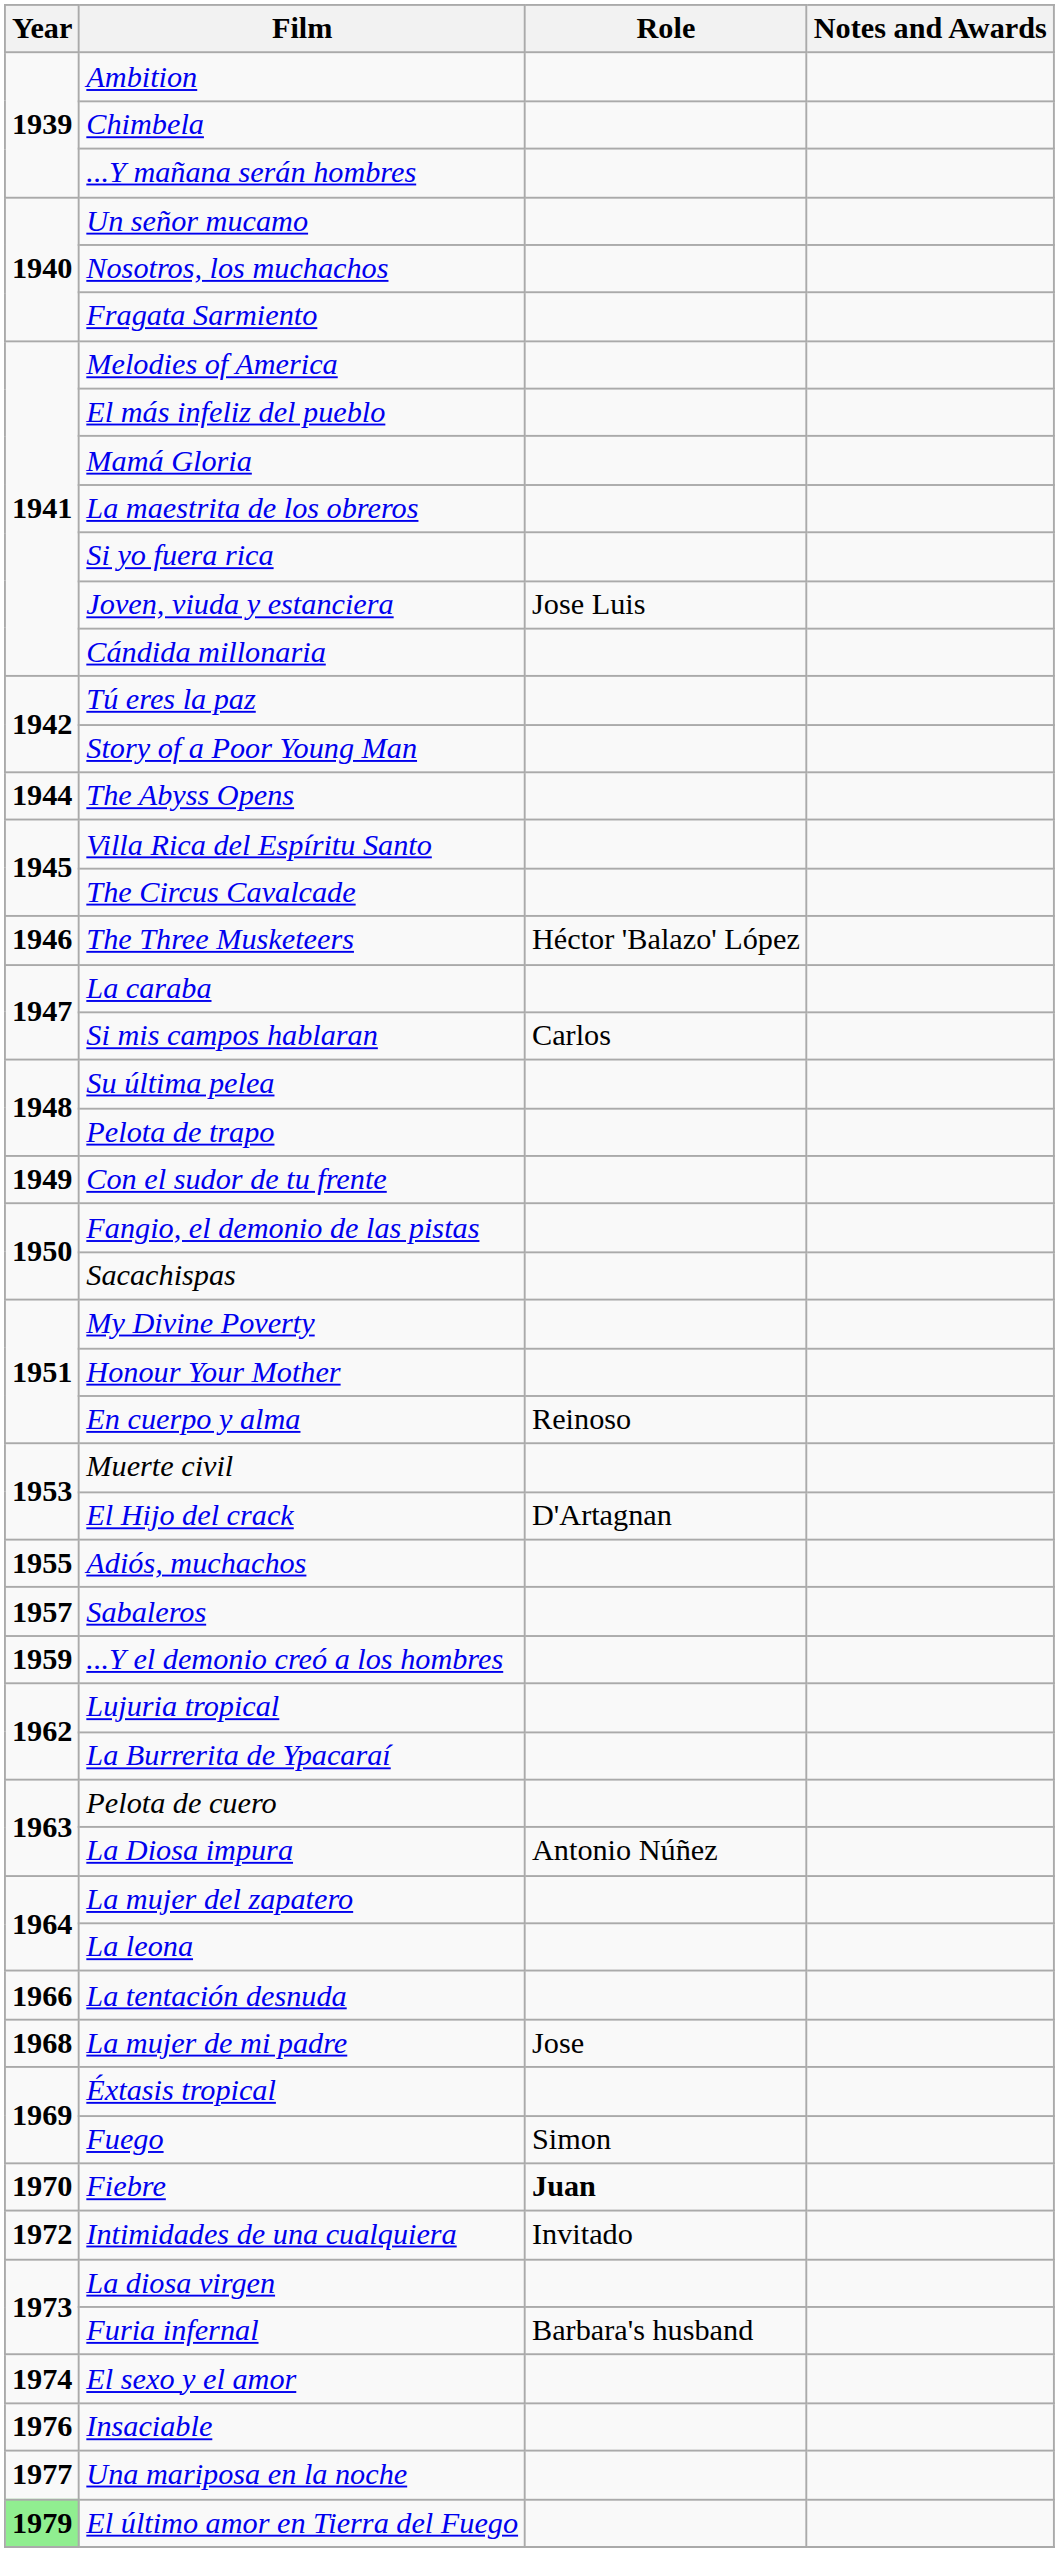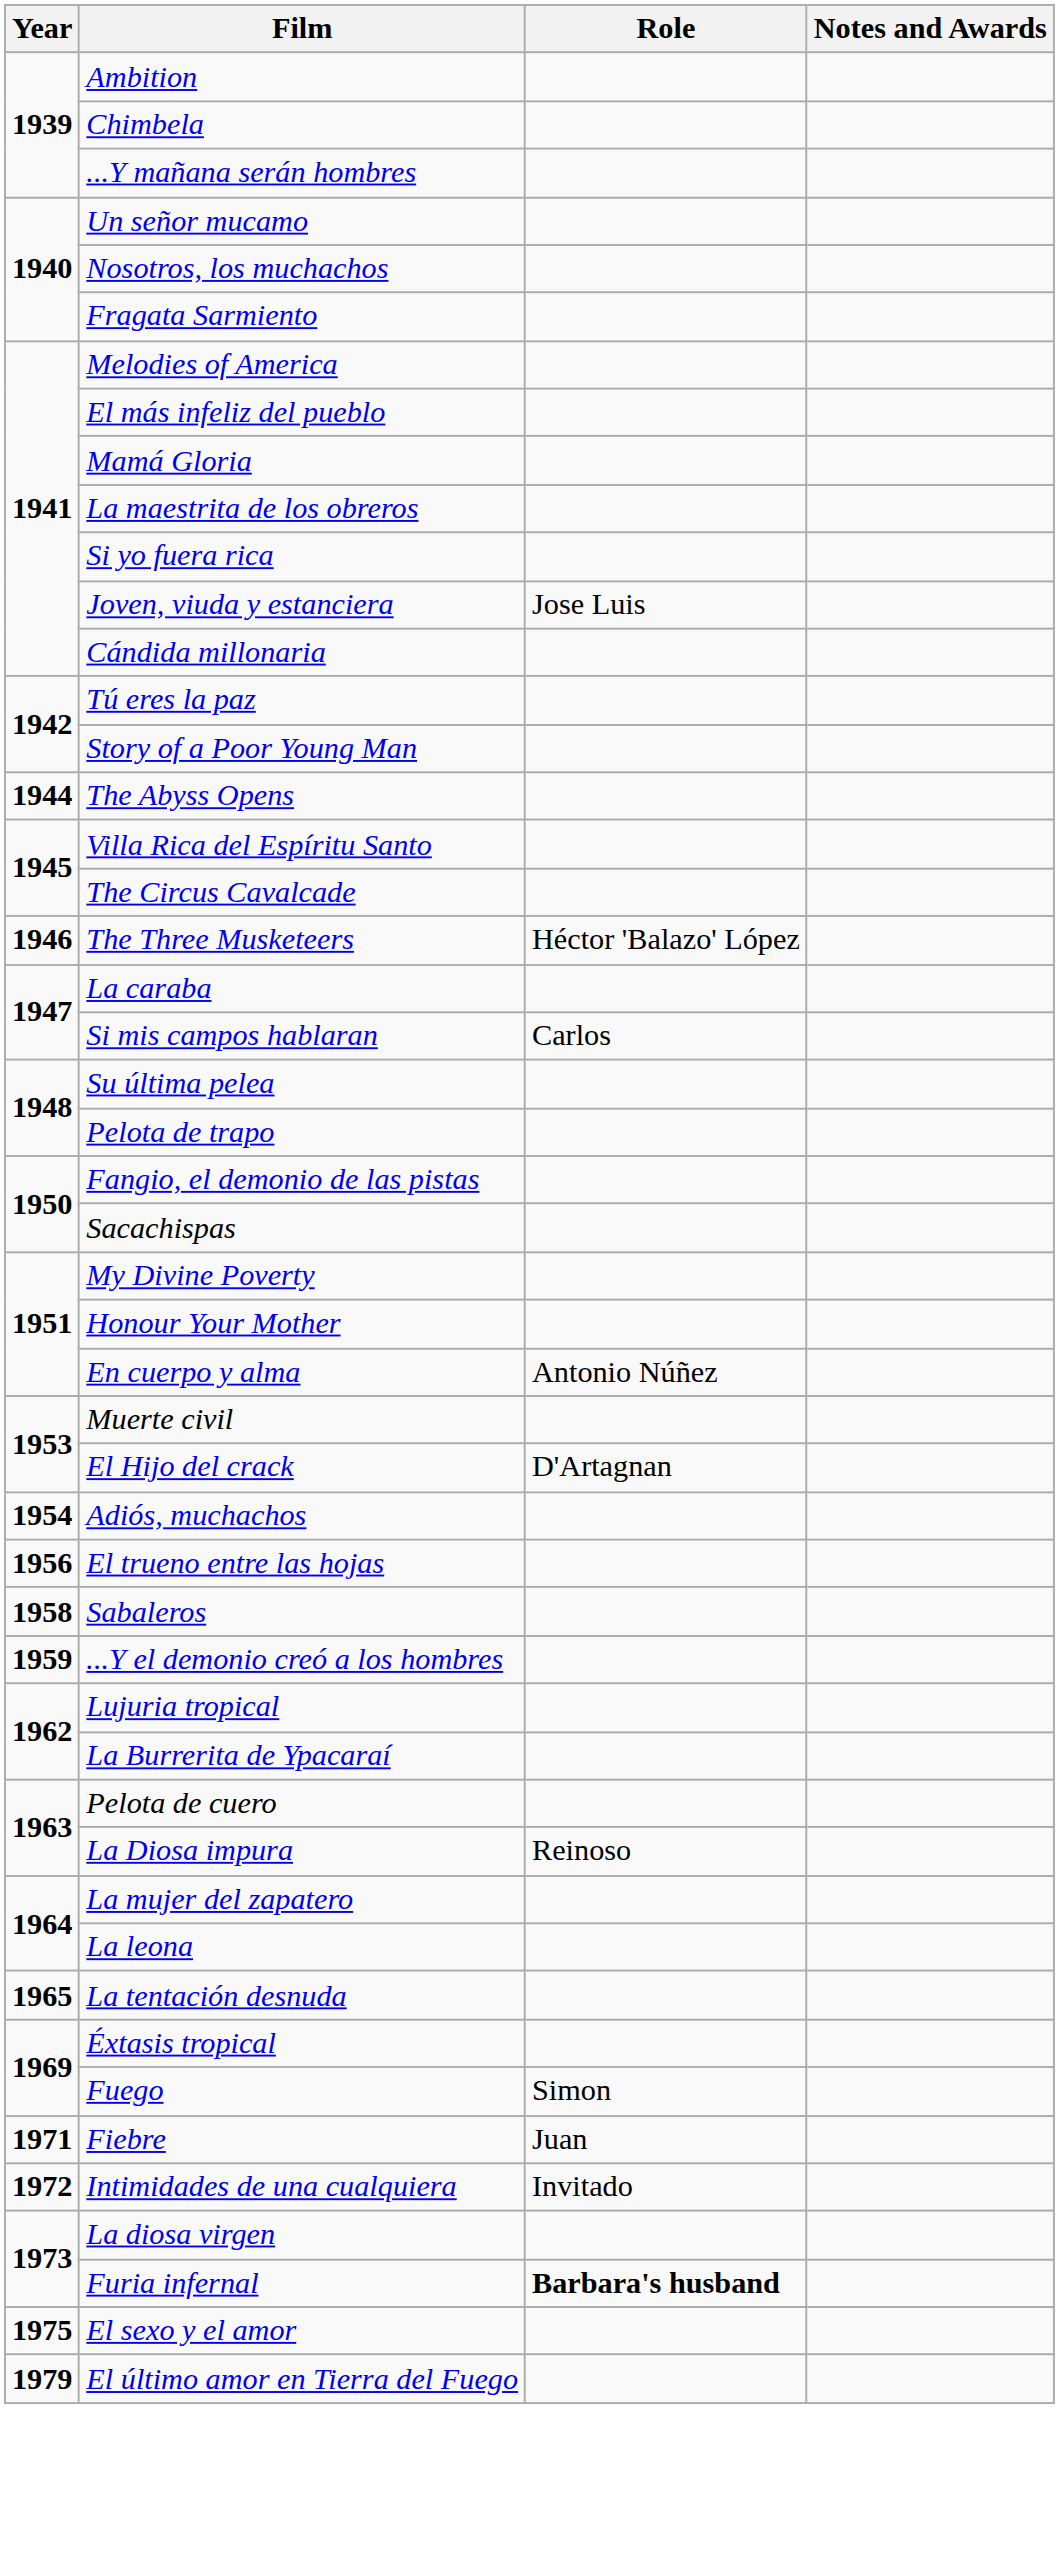- row: (237, 1179)
(582, 1419) Reinoso -> (625, 1371) Antonio Núñez
(42, 1563) 1955 -> (42, 1515) 1954
+ row: (235, 1563)
(42, 1611) 1957 -> (42, 1611) 1958
(625, 1850) Antonio Núñez -> (582, 1850) Reinoso
(42, 1994) 1966 -> (42, 1994) 1965
- row: (217, 2042)
(42, 2186) 1970 -> (42, 2138) 1971
(564, 2186) bold -> (560, 2138) normal
(643, 2330) normal -> (656, 2282) bold
(42, 2378) 1974 -> (42, 2330) 1975
- row: (149, 2426)
- row: (247, 2474)
(42, 2522) lightgreen background -> (42, 2378) no background
